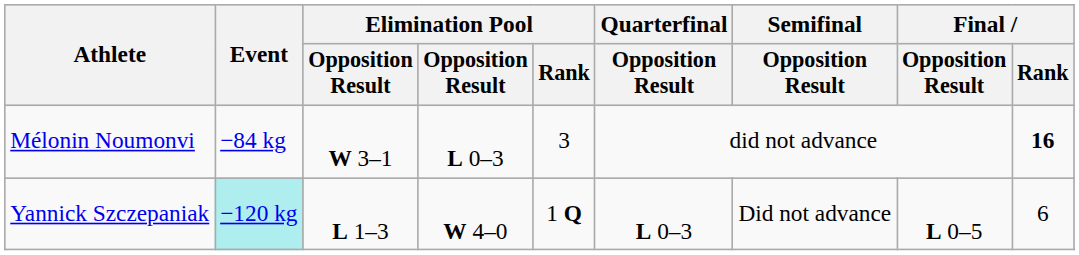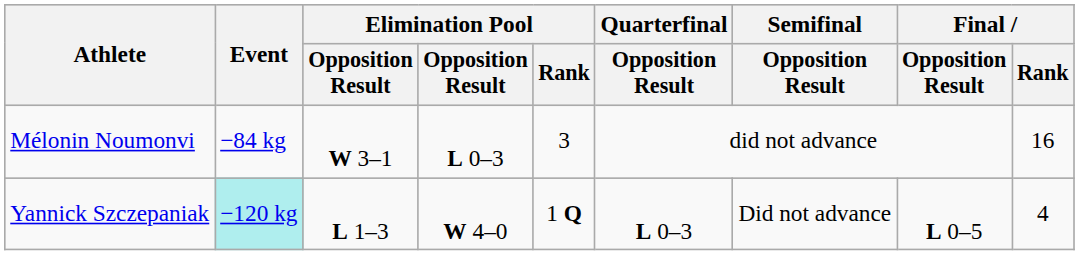(1043, 141) bold -> (1043, 141) normal
(1043, 213) 6 -> (1043, 213) 4
